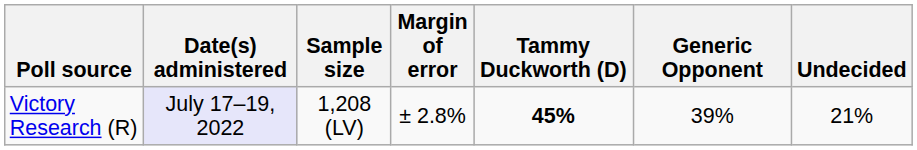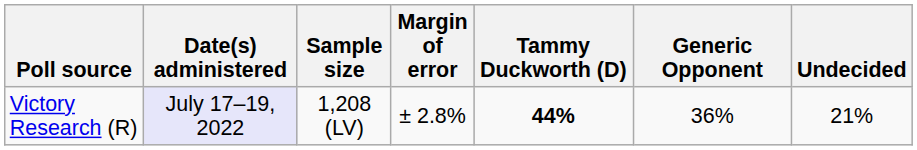(553, 116) 45% -> (553, 116) 44%
(712, 116) 39% -> (712, 116) 36%
